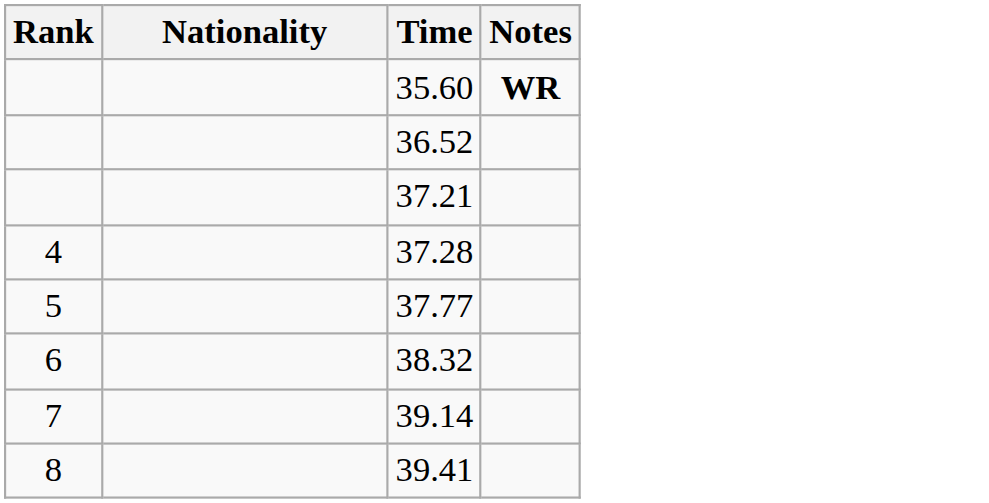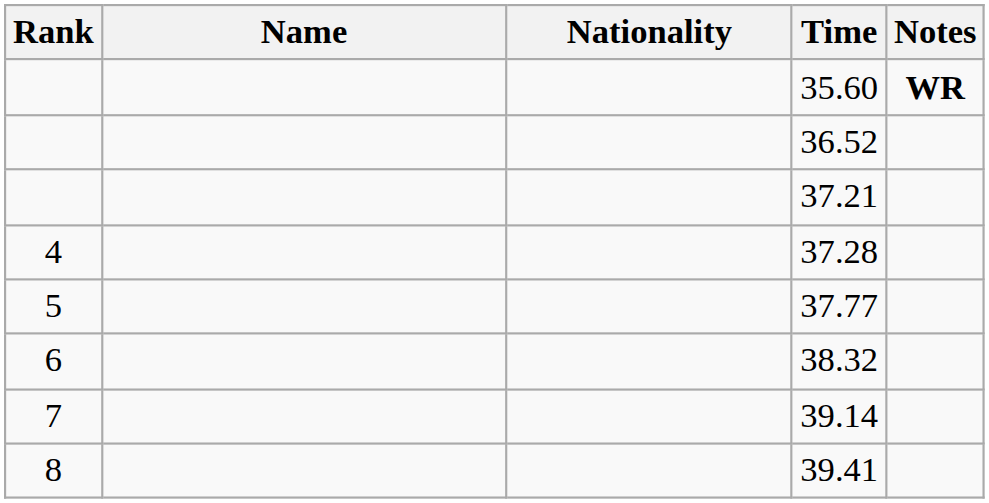+ column: (304, 31)
